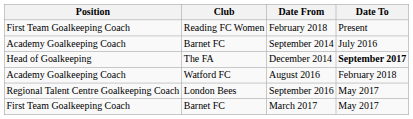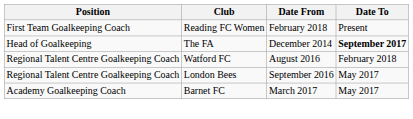- row: (301, 43)
(66, 75) Academy Goalkeeping Coach -> (93, 59) Regional Talent Centre Goalkeeping Coach
(68, 106) First Team Goalkeeping Coach -> (66, 91) Academy Goalkeeping Coach
